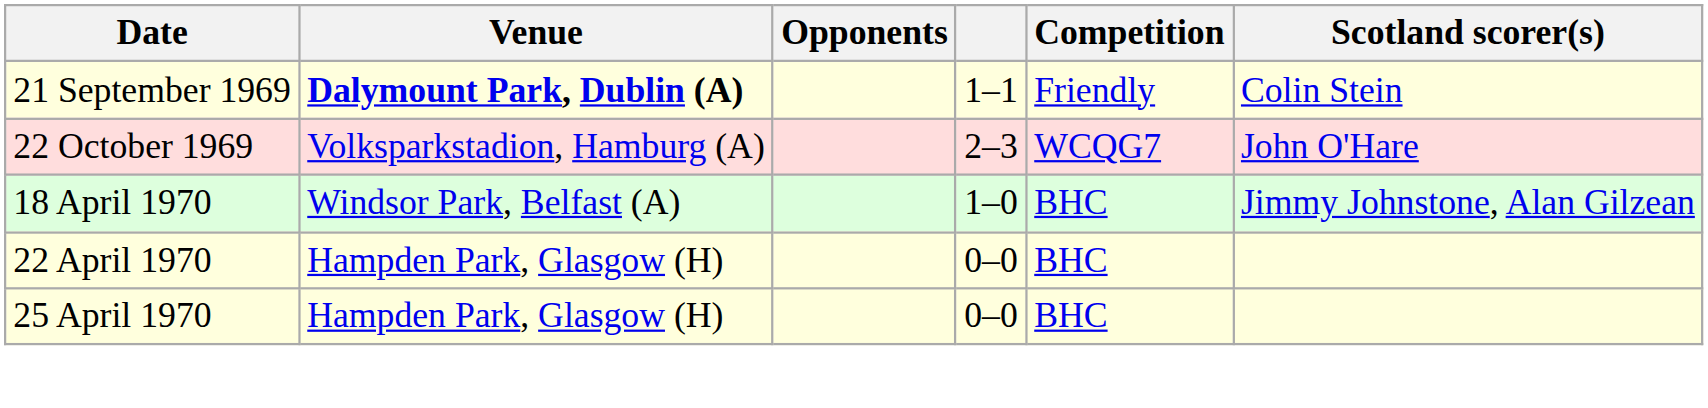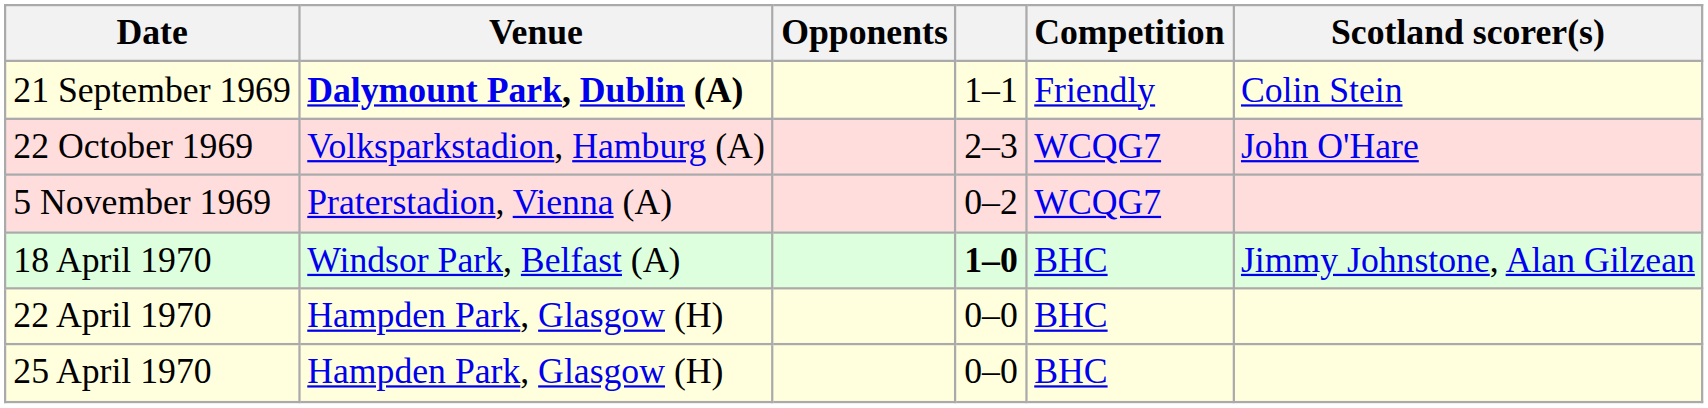+ row: (142, 202)
(991, 202) normal -> (991, 259) bold
